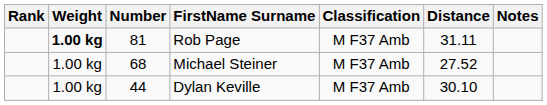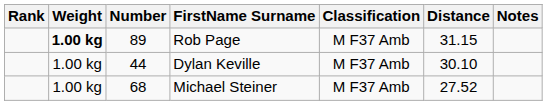(138, 40) 81 -> (138, 40) 89
(458, 40) 31.11 -> (458, 40) 31.15
rows swapped: (217, 87) <-> (225, 64)
